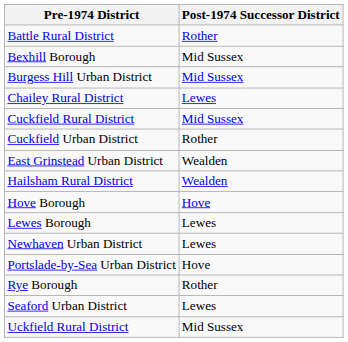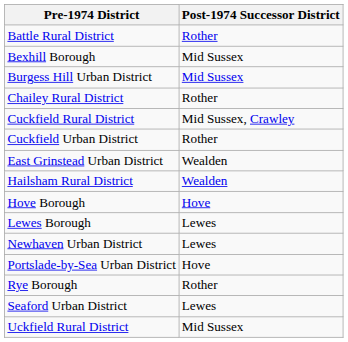(199, 98) Lewes -> (200, 98) Rother
(213, 118) Mid Sussex -> (238, 118) Mid Sussex, Crawley
